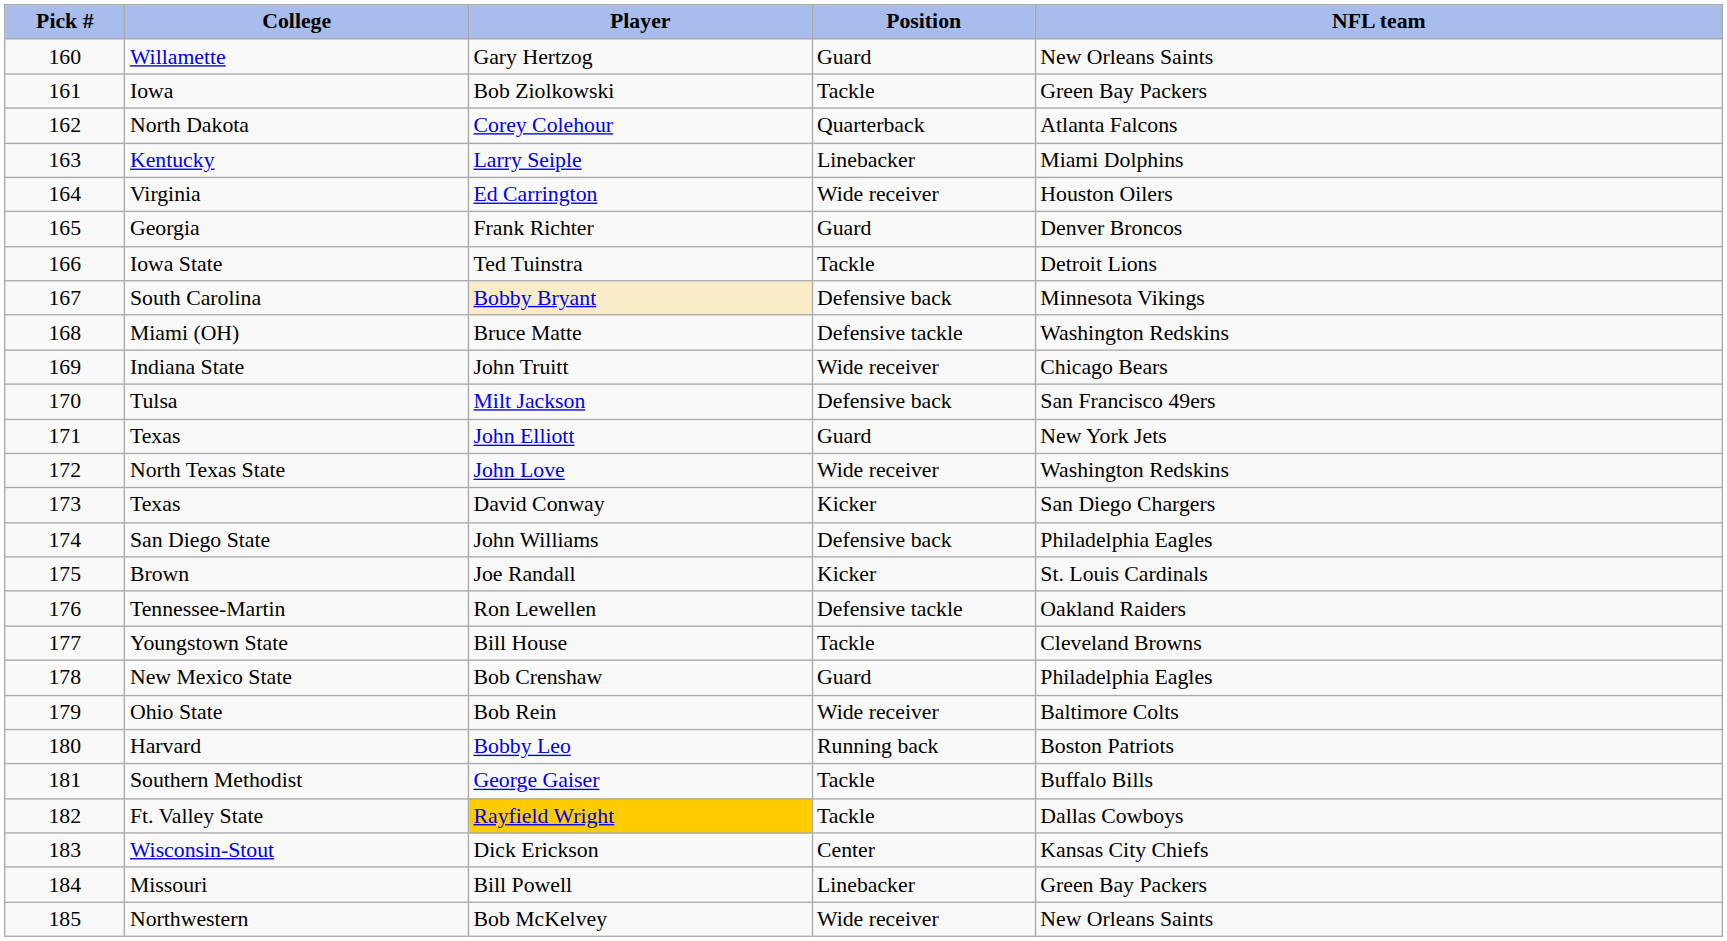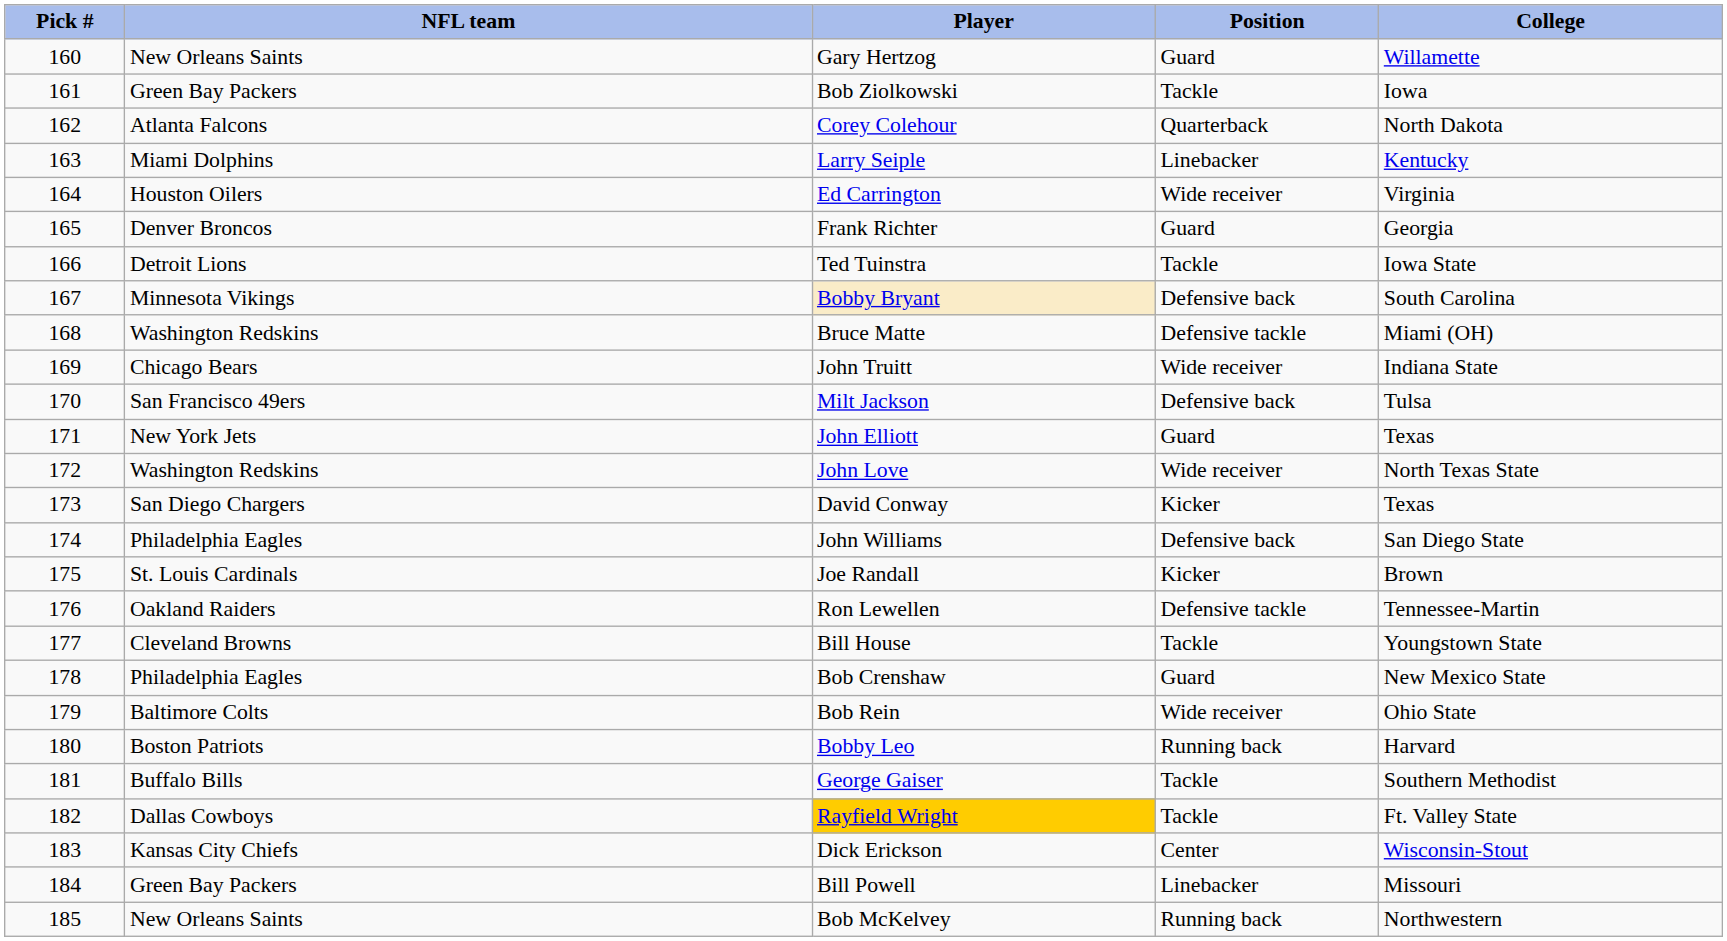columns swapped: (1379, 21) <-> (297, 21)
(878, 919) Wide receiver -> (1221, 919) Running back
